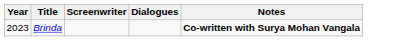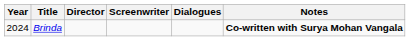+ column: (86, 12)
(18, 28) 2023 -> (18, 28) 2024
